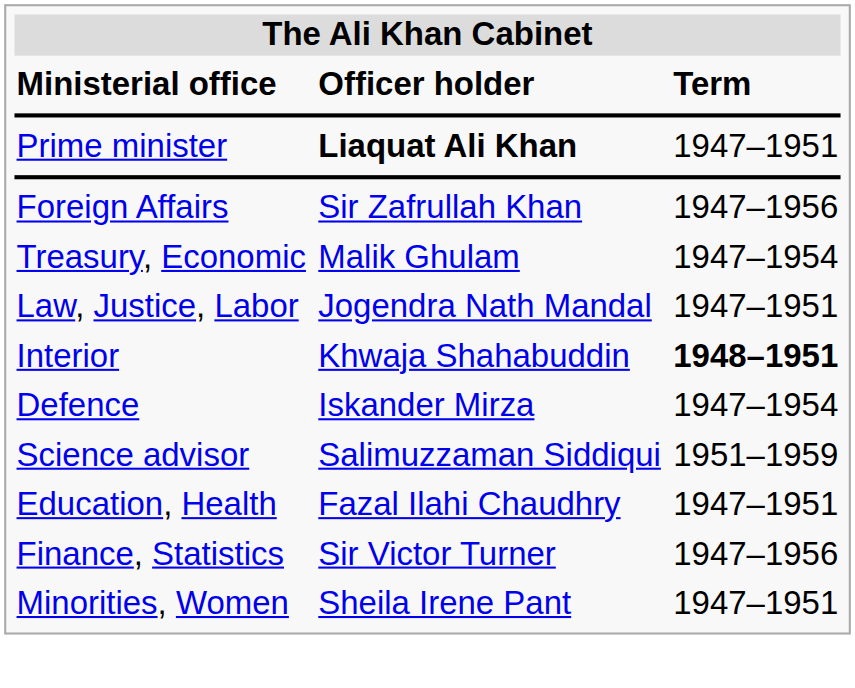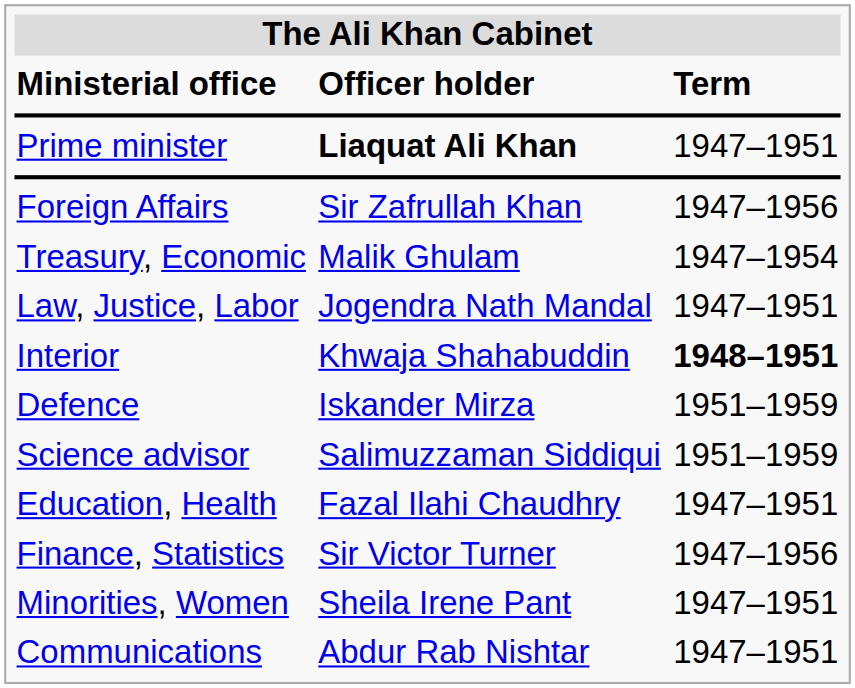(756, 405) 1947–1954 -> (756, 405) 1951–1959
+ row: (139, 652)
